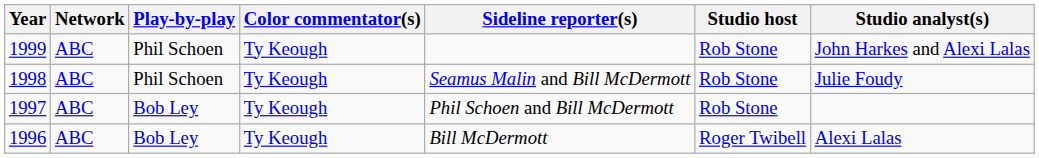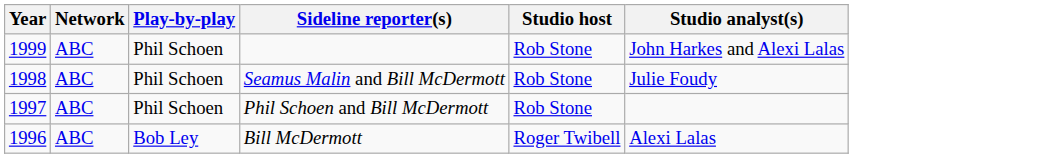- column: (332, 19)
(166, 108) Bob Ley -> (178, 108) Phil Schoen
